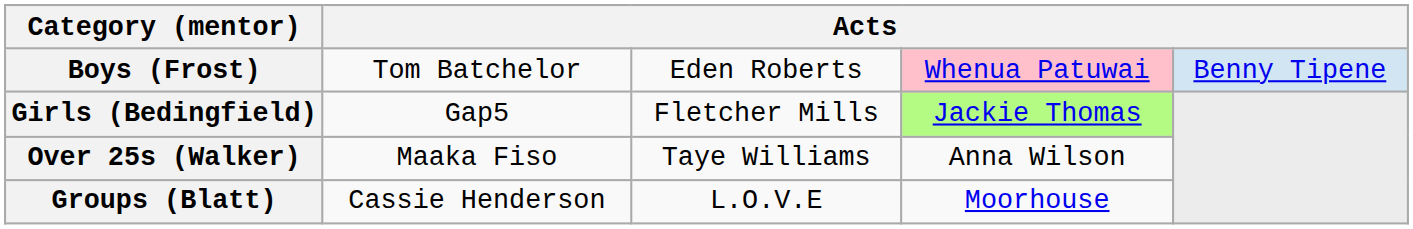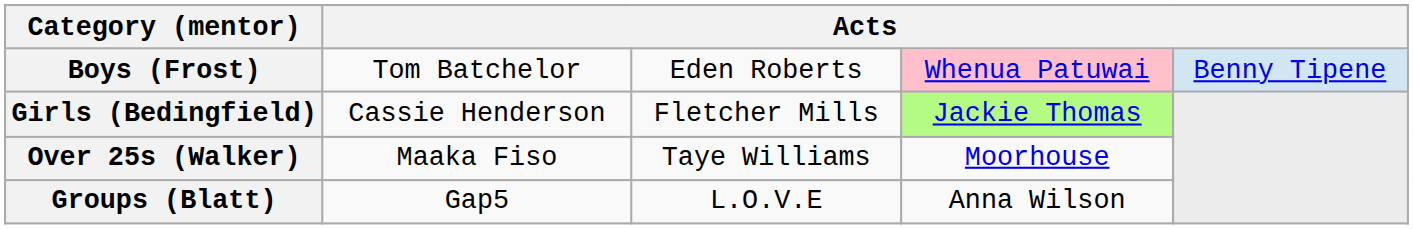(477, 114) Gap5 -> (477, 114) Cassie Henderson
(1037, 158) Anna Wilson -> (1037, 158) Moorhouse
(477, 201) Cassie Henderson -> (477, 201) Gap5
(1037, 201) Moorhouse -> (1037, 201) Anna Wilson
